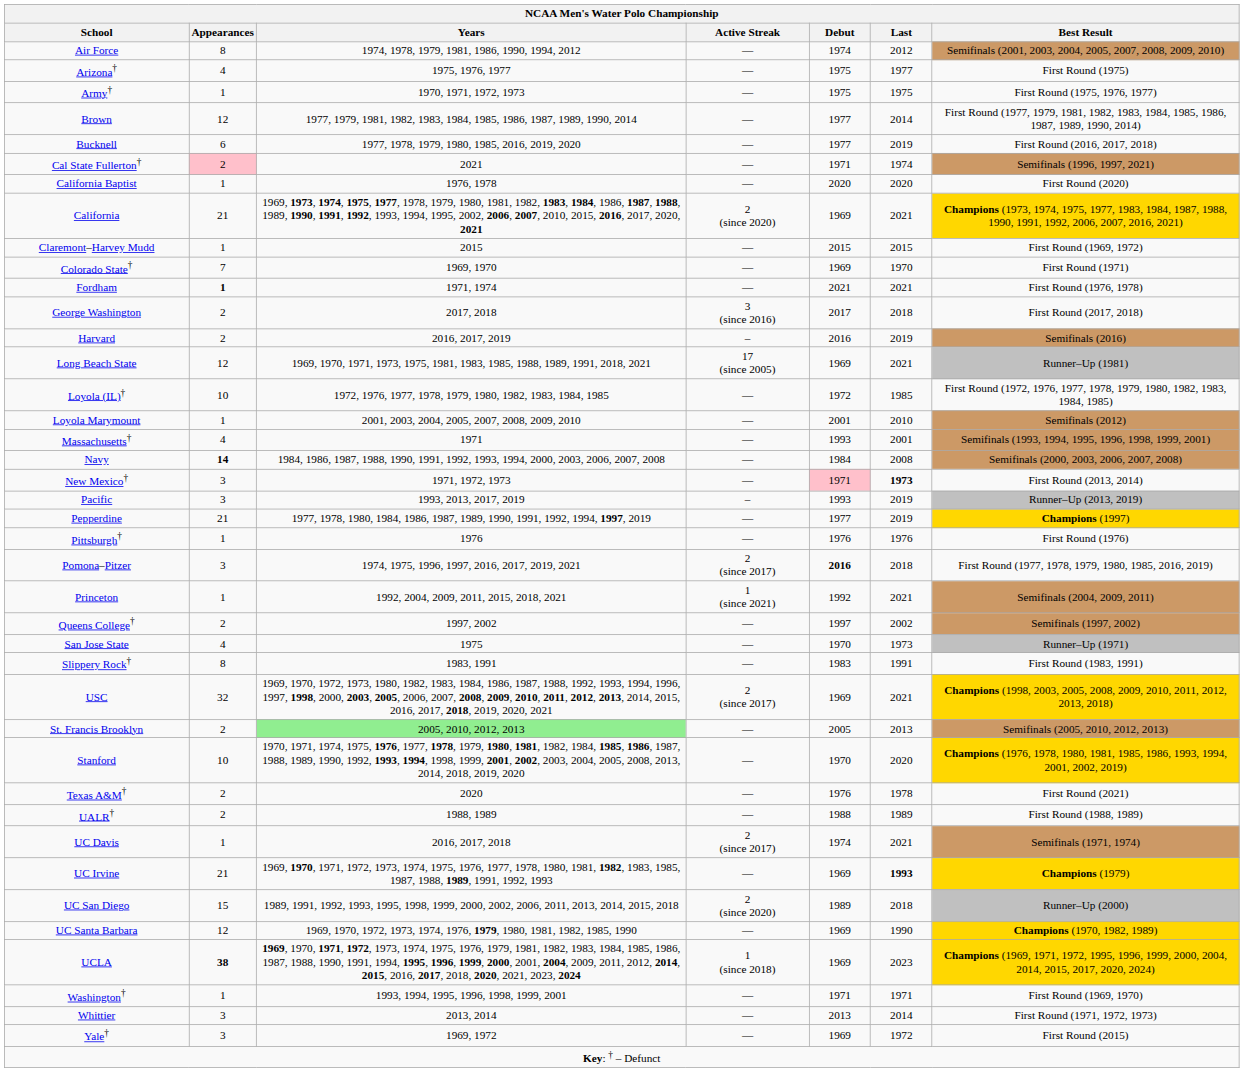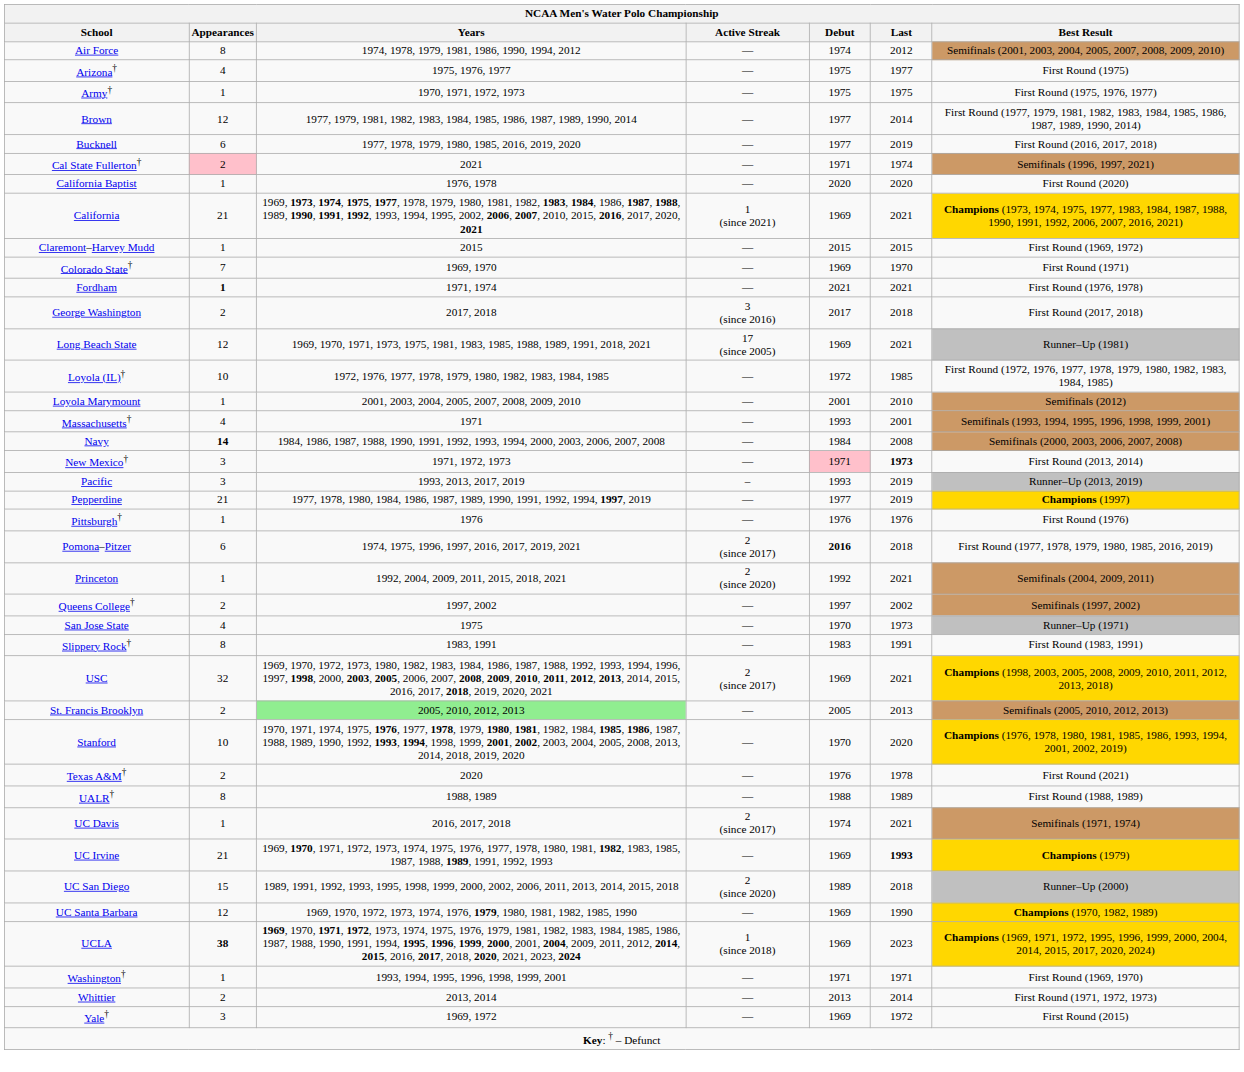(748, 216) 2 (since 2020) -> (748, 216) 1 (since 2021)
- row: (97, 338)
(223, 565) 3 -> (223, 547) 6
(748, 597) 1 (since 2021) -> (748, 578) 2 (since 2020)
(223, 815) 2 -> (223, 797) 8
(223, 1016) 3 -> (223, 997) 2
